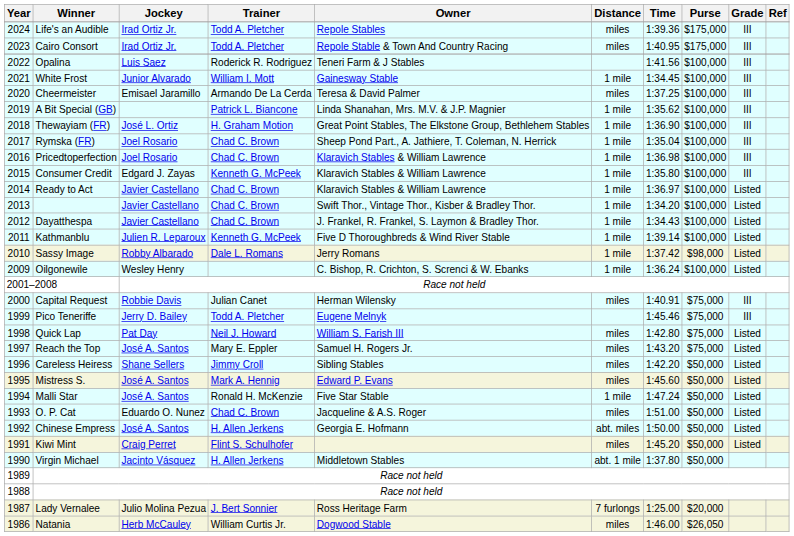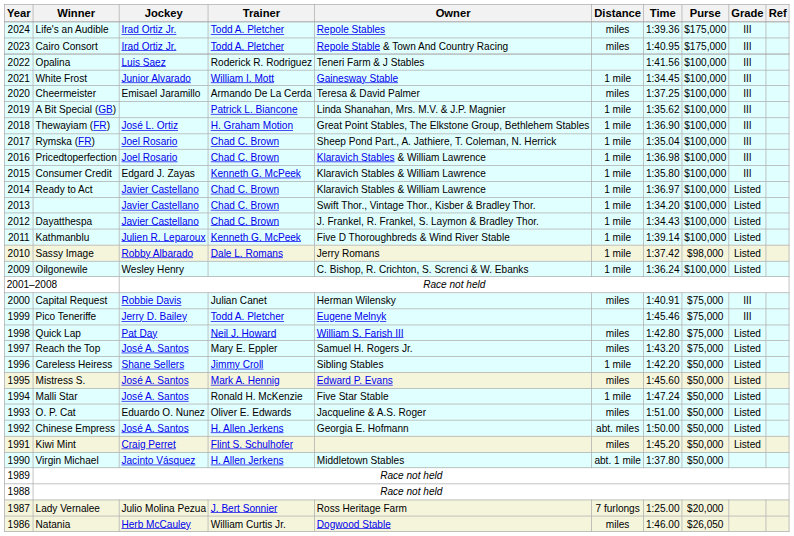(618, 364) miles -> (618, 364) 1 mile
(245, 412) Chad C. Brown -> (251, 412) Oliver E. Edwards
